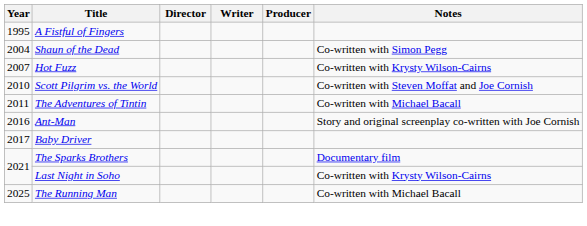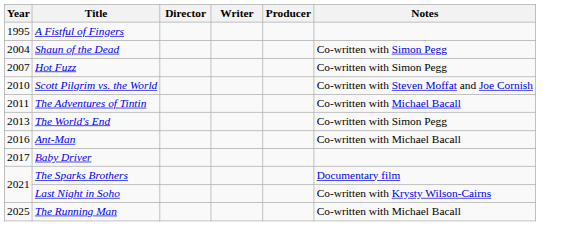(404, 67) Co-written with Krysty Wilson-Cairns -> (382, 67) Co-written with Simon Pegg
+ row: (73, 121)
(448, 121) Story and original screenplay co-written with Joe Cornish -> (389, 139) Co-written with Michael Bacall
